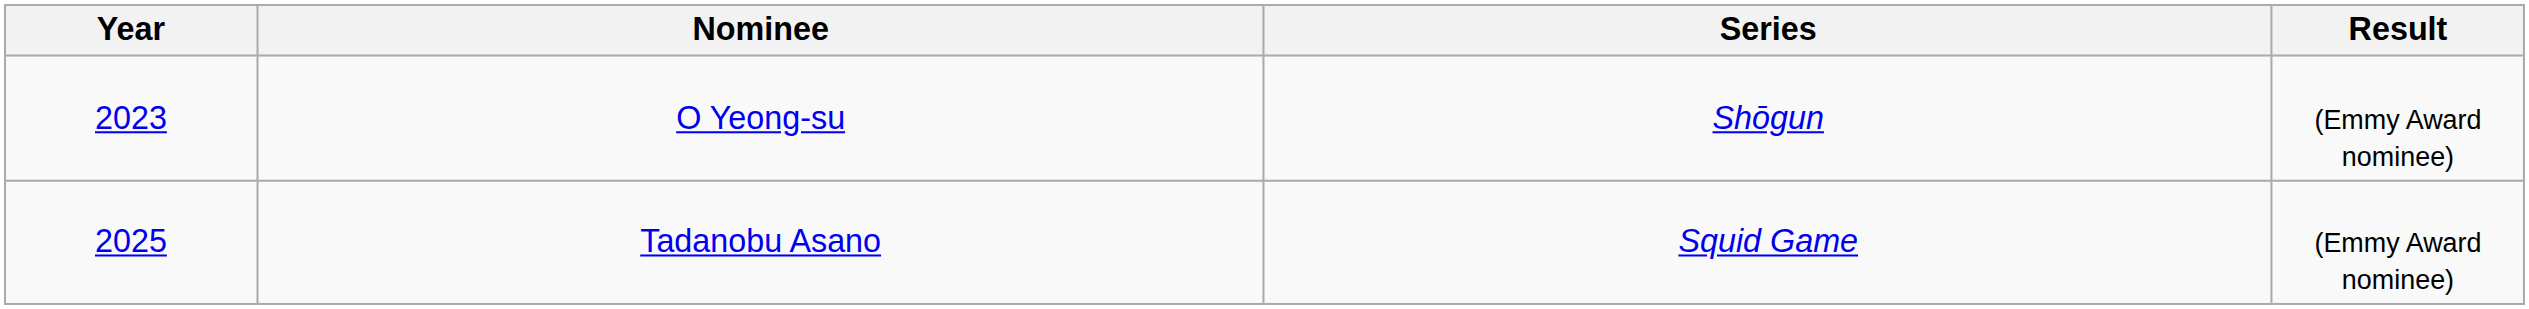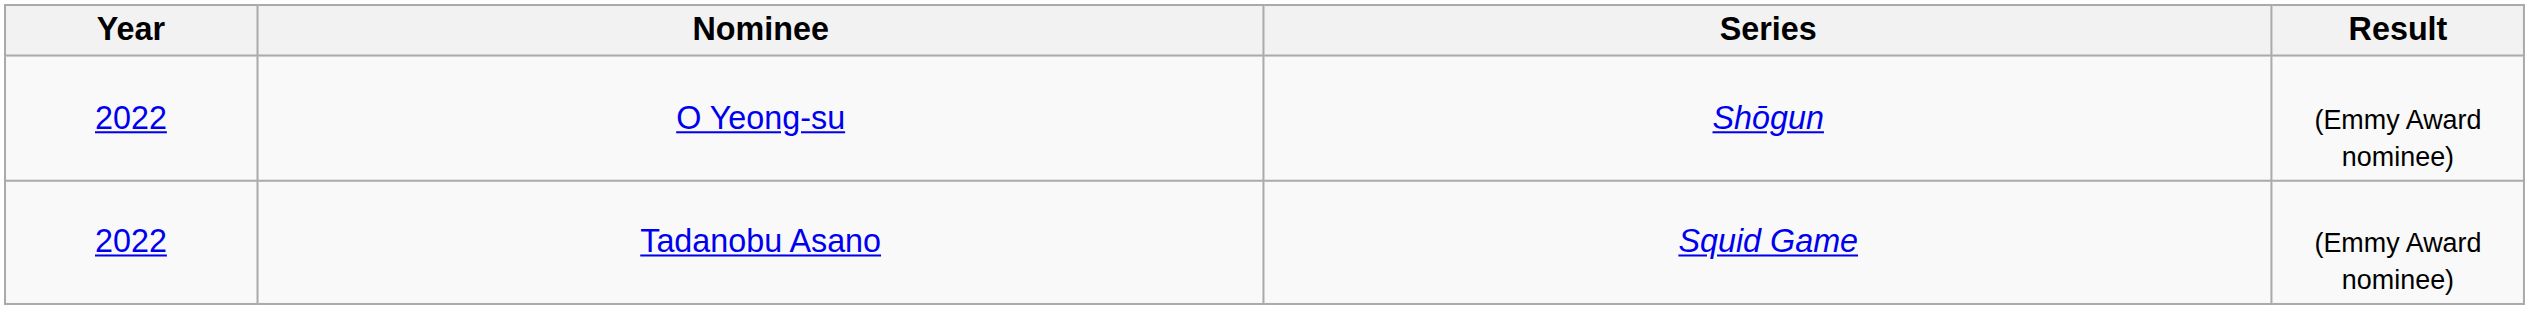(131, 117) 2023 -> (131, 117) 2022
(131, 241) 2025 -> (131, 241) 2022
